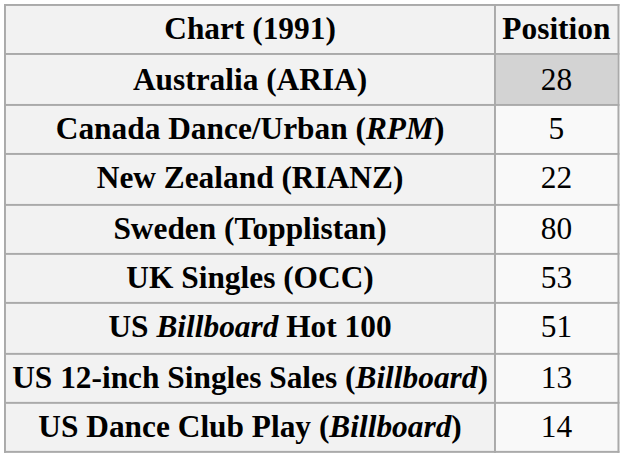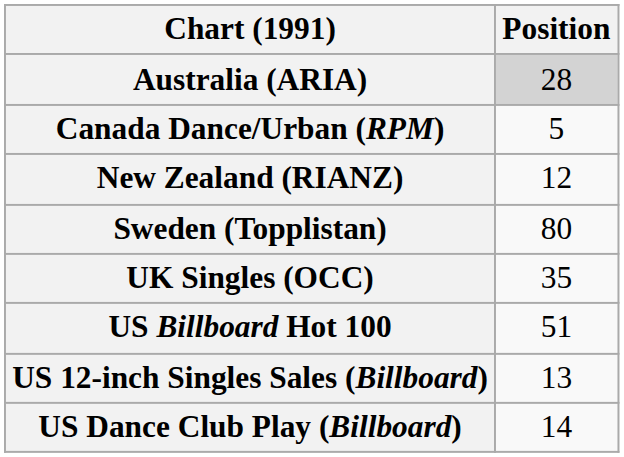(556, 178) 22 -> (556, 178) 12
(556, 278) 53 -> (556, 278) 35
